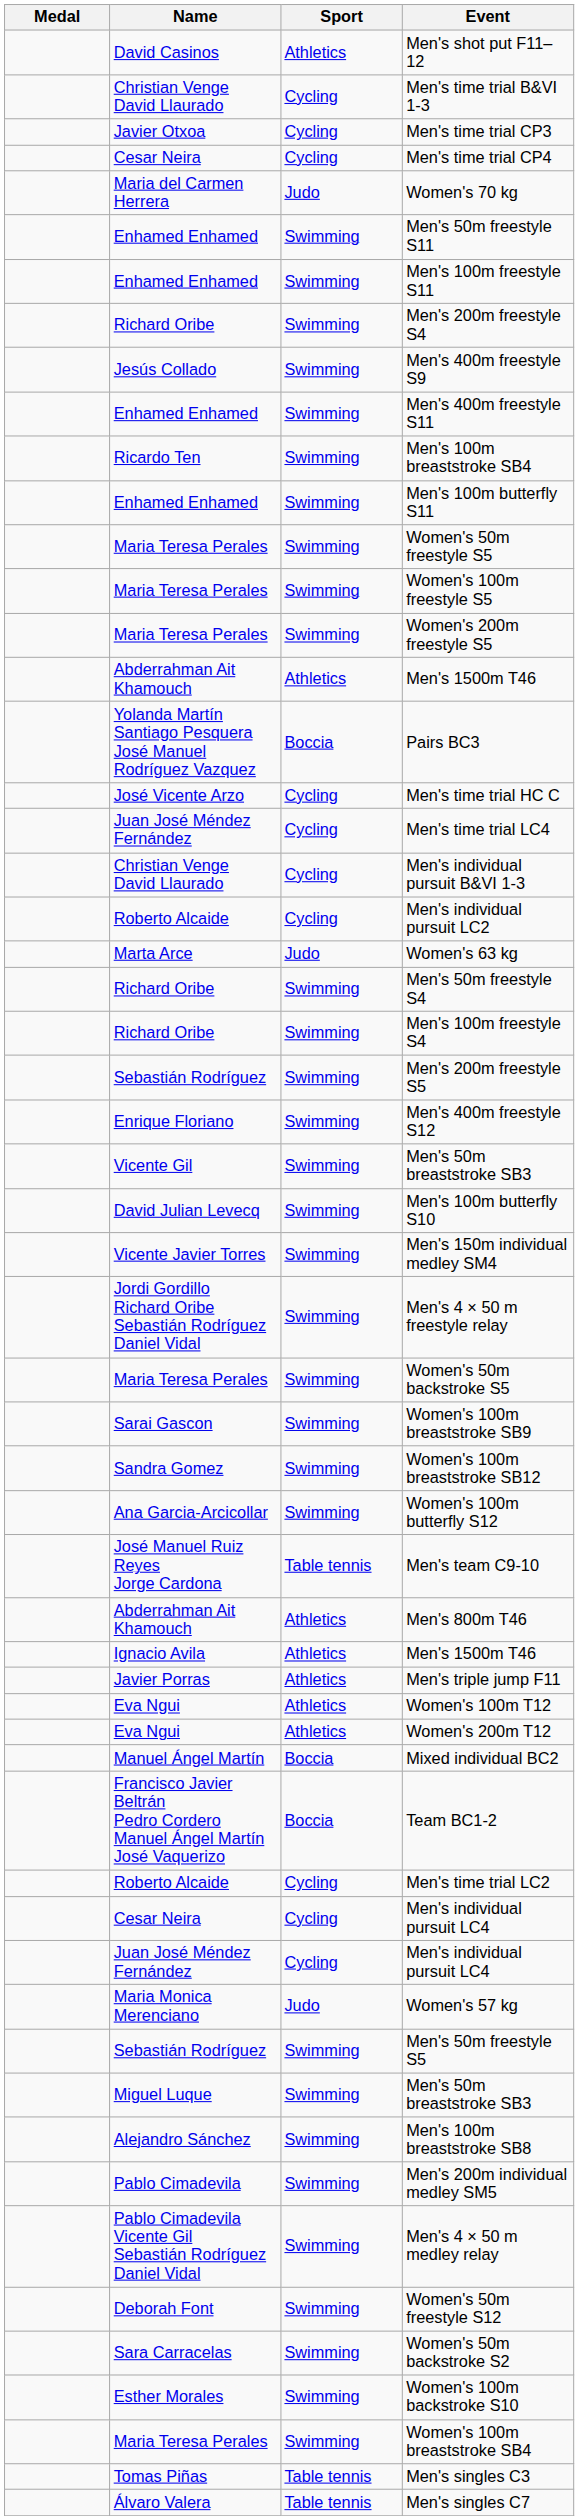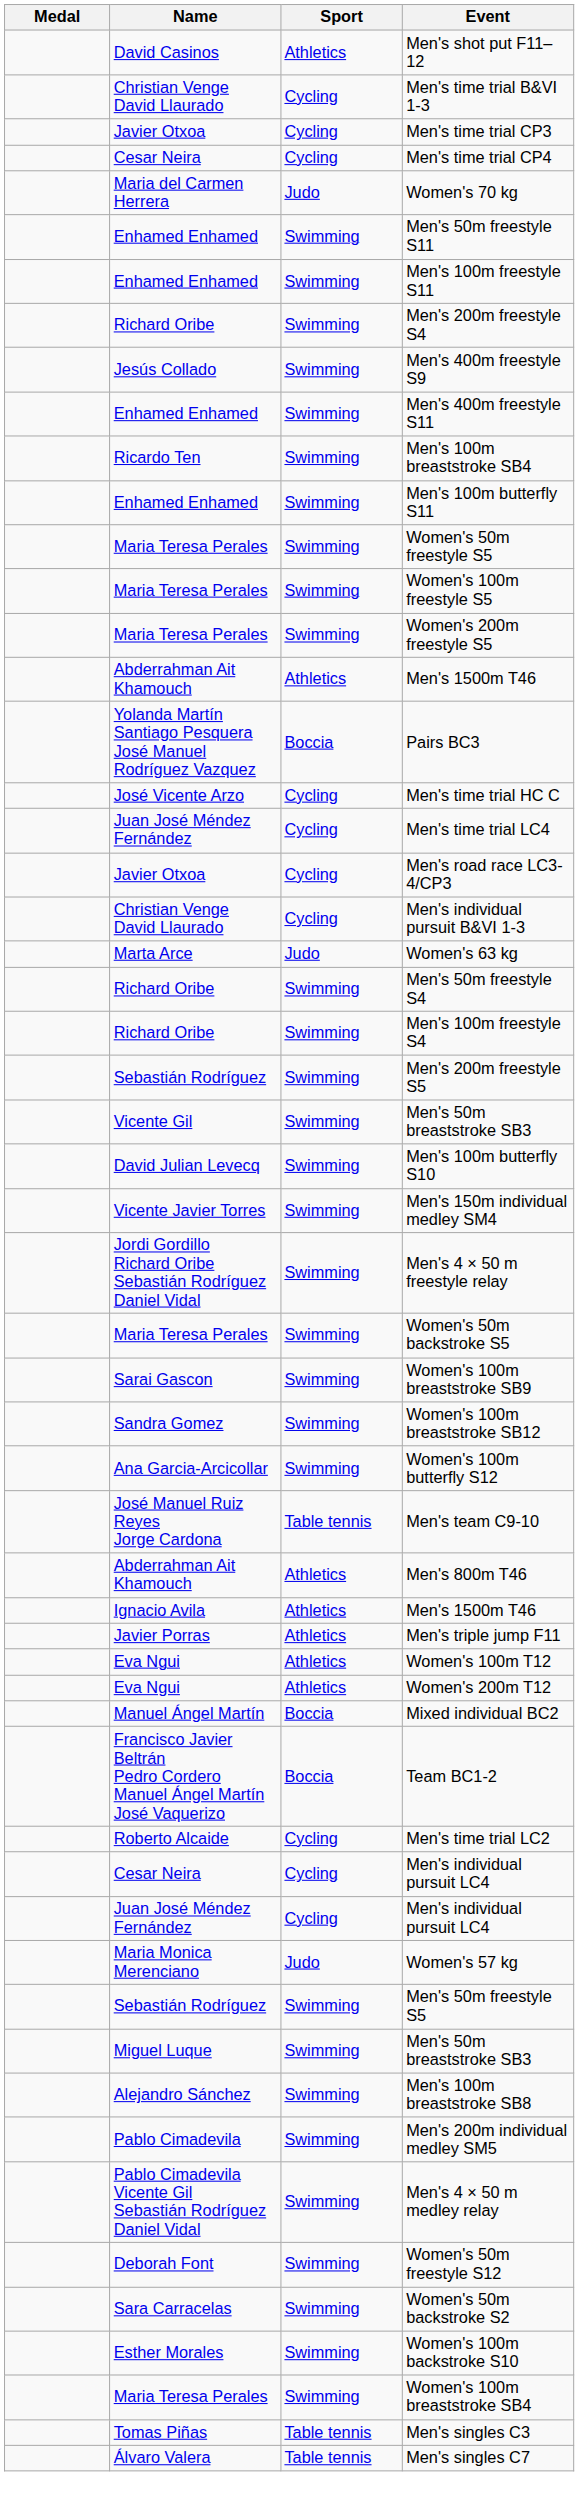+ row: (160, 874)
- row: (171, 918)
- row: (174, 1121)
